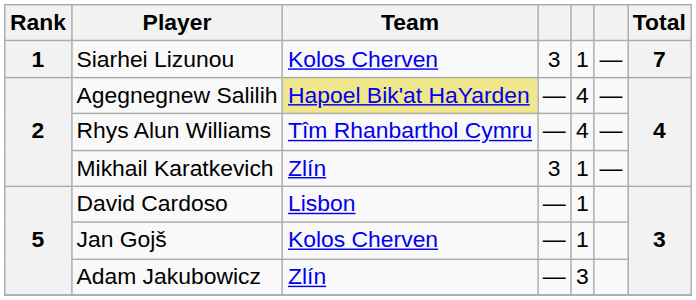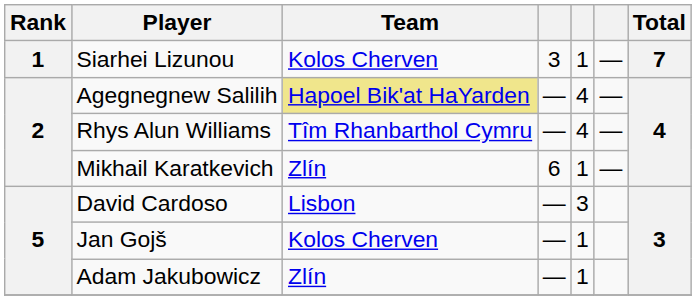(554, 167) 3 -> (554, 167) 6
(582, 204) 1 -> (582, 204) 3
(582, 276) 3 -> (582, 276) 1
